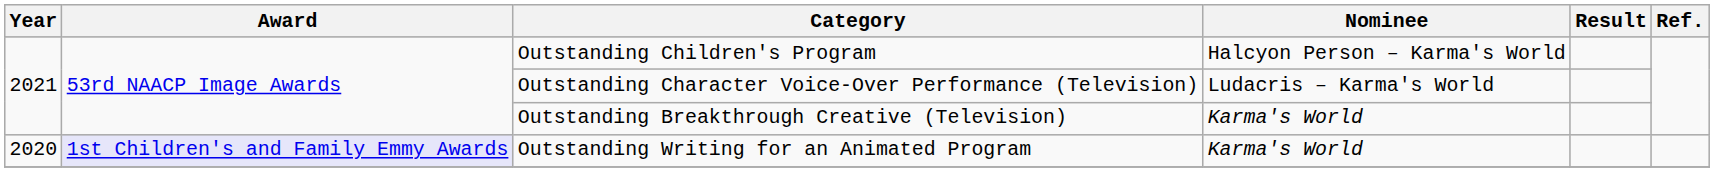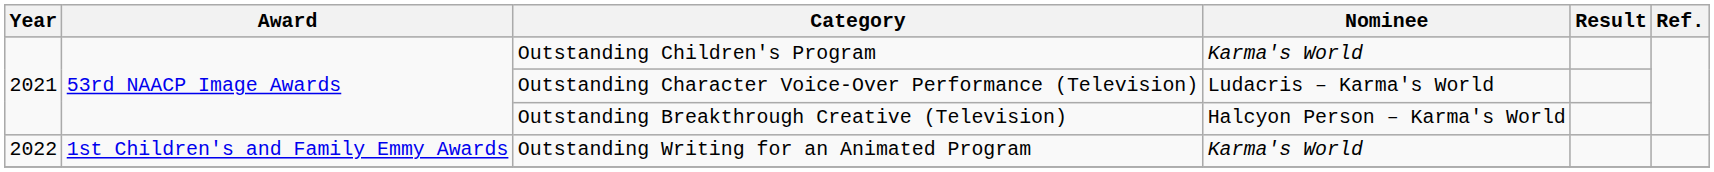(1387, 53) Halcyon Person – Karma's World -> (1285, 53) Karma's World
(1285, 118) Karma's World -> (1387, 118) Halcyon Person – Karma's World
(33, 151) 2020 -> (33, 151) 2022
(288, 151) lavender background -> (288, 151) no background
